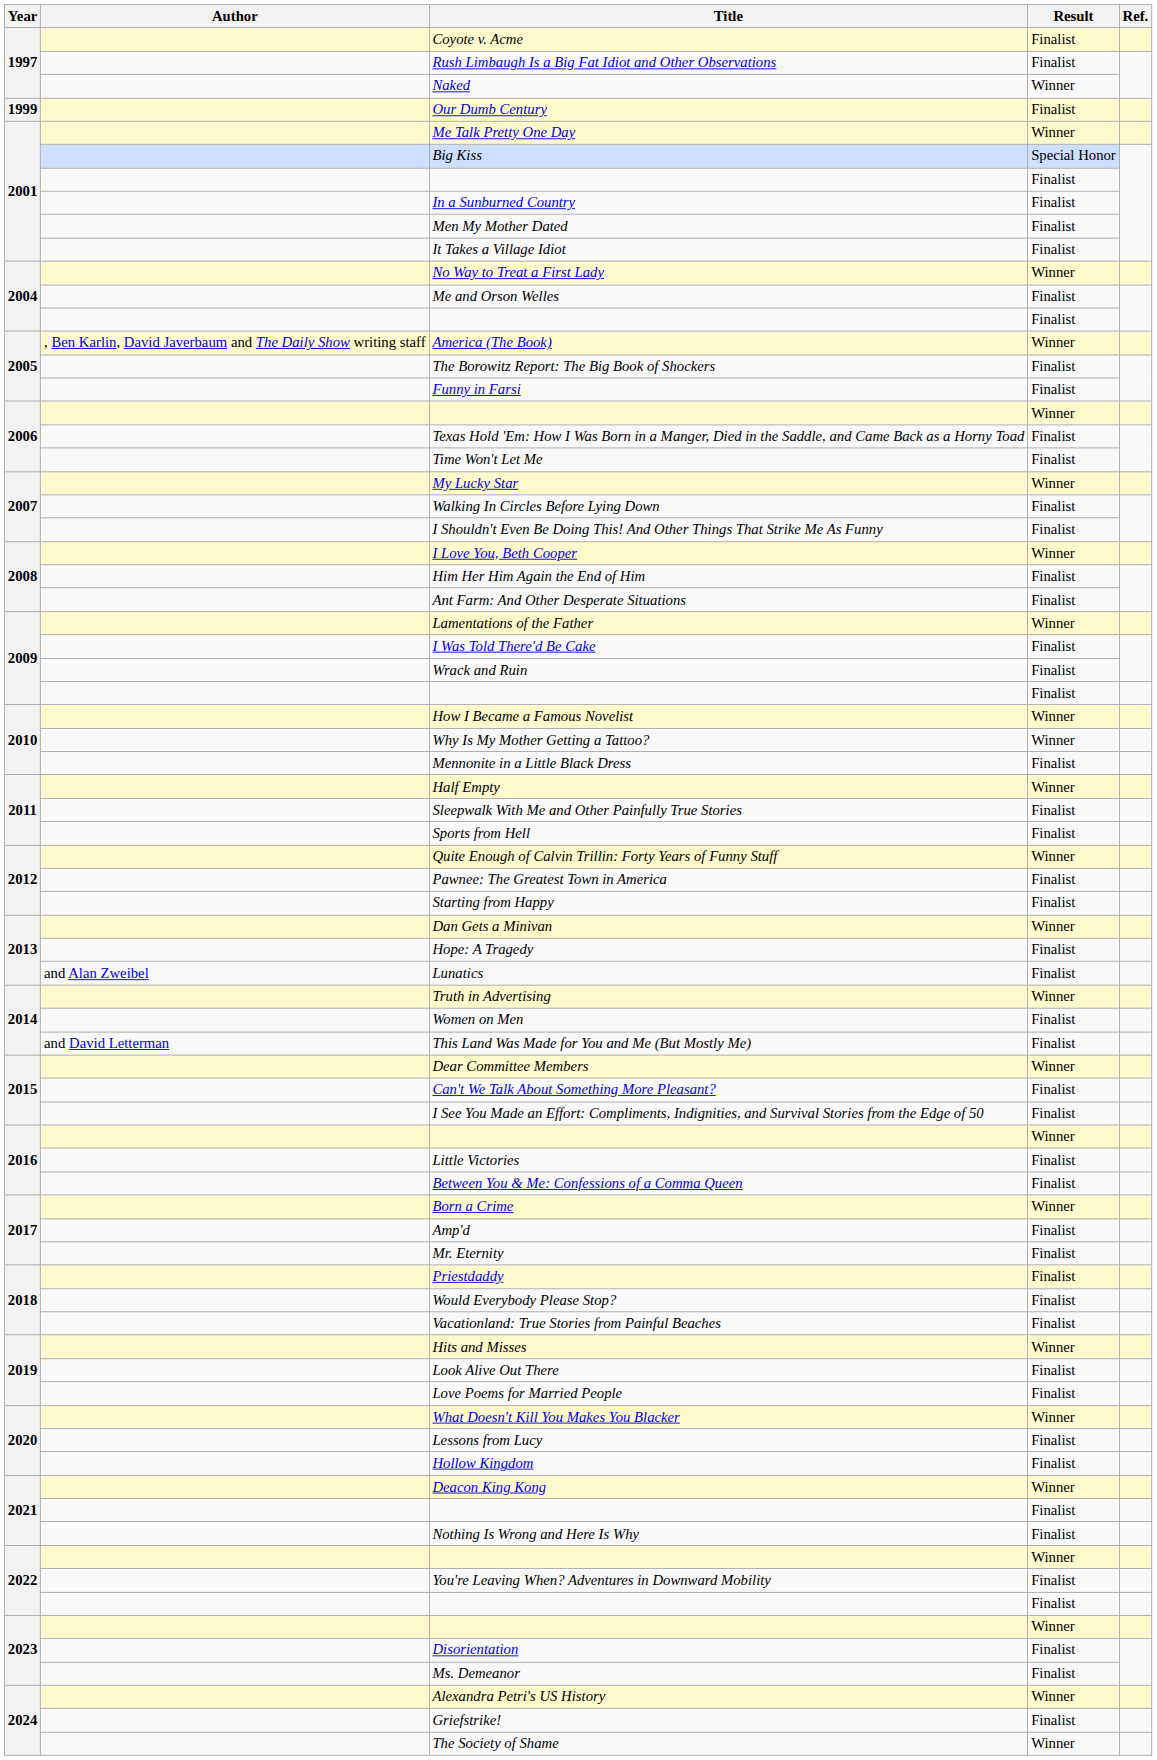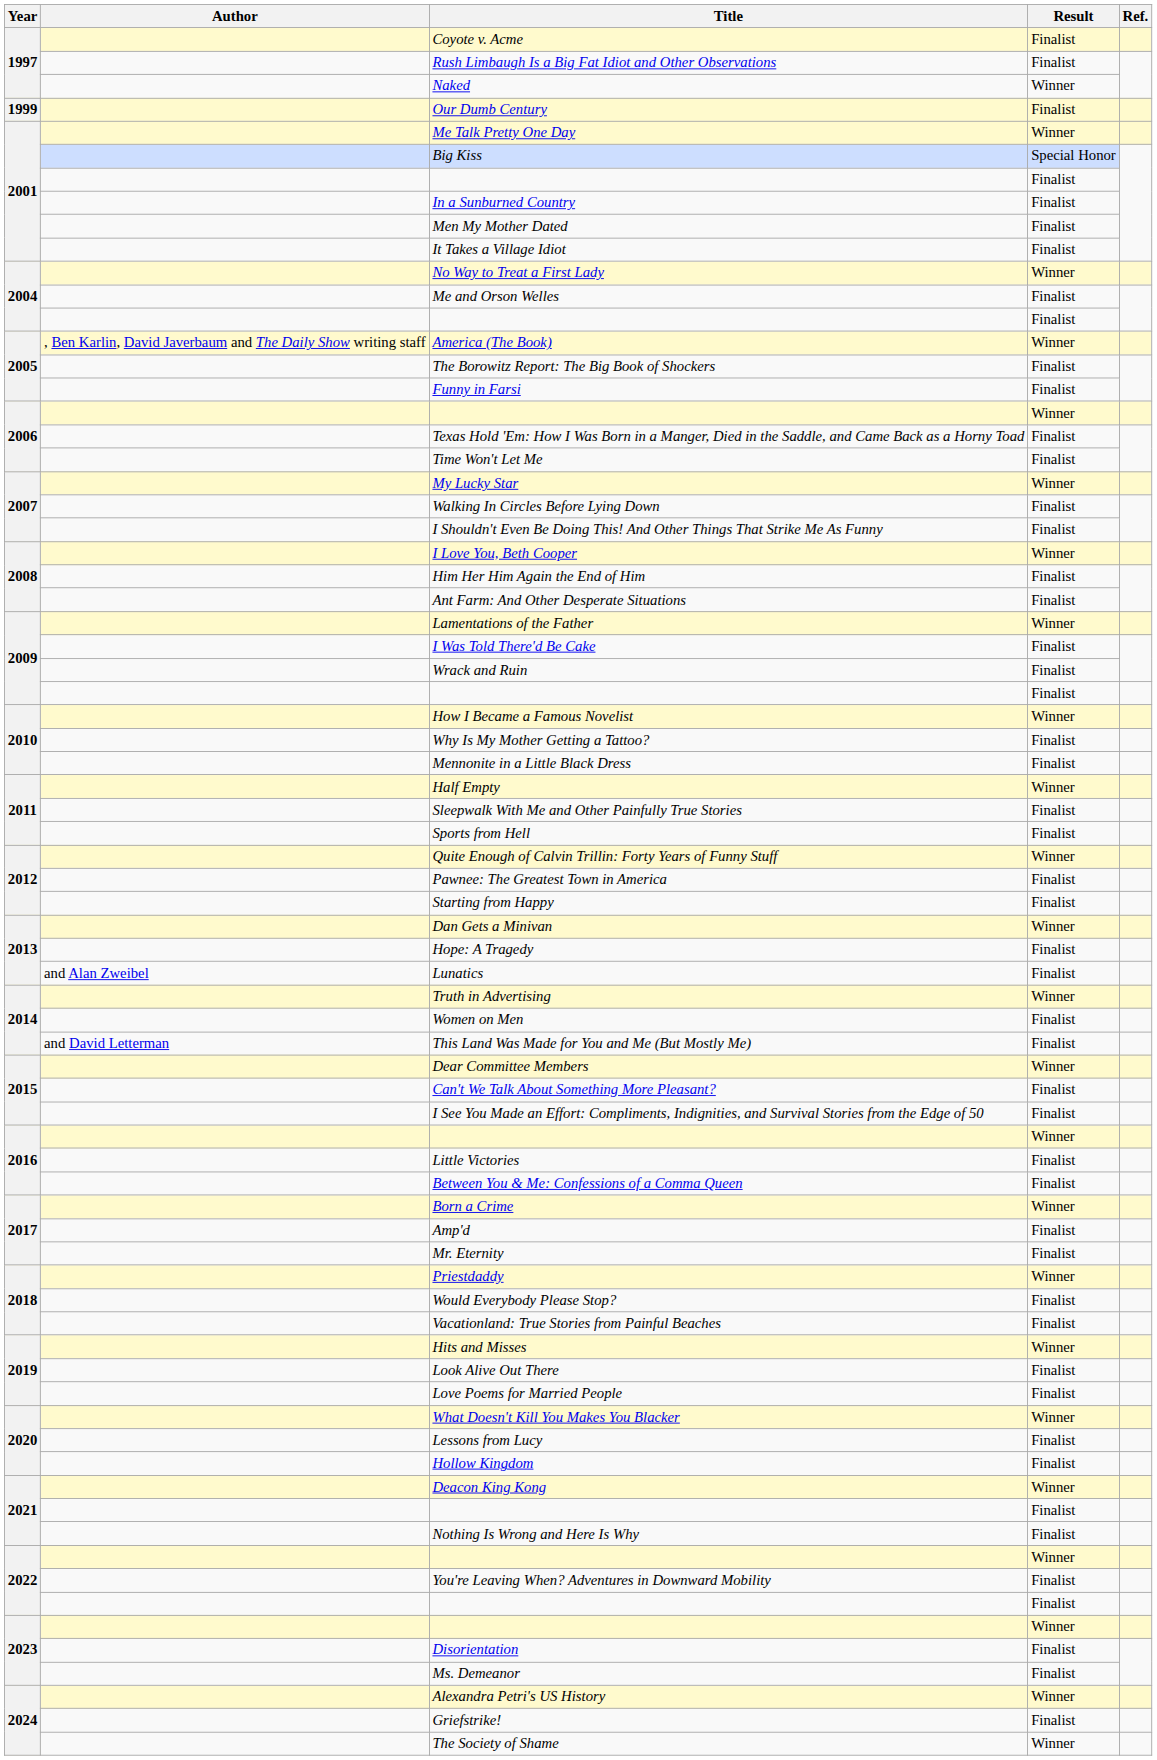(1053, 739) Winner -> (1053, 739) Finalist
(1053, 1276) Finalist -> (1053, 1276) Winner
